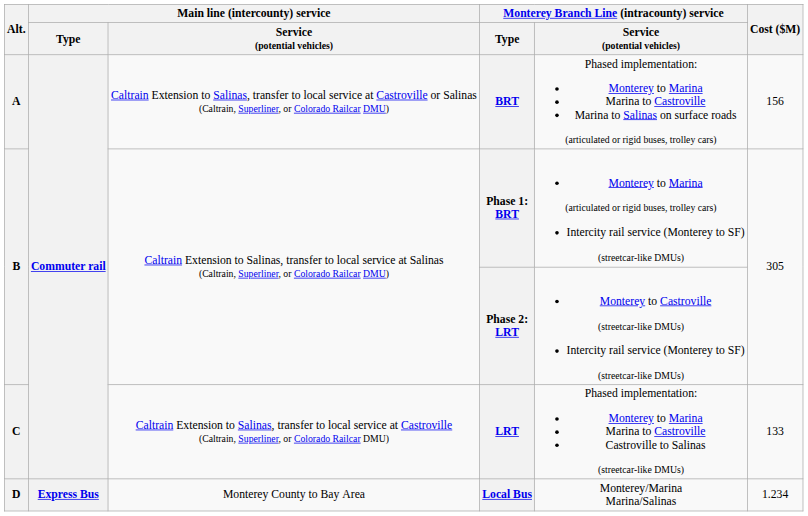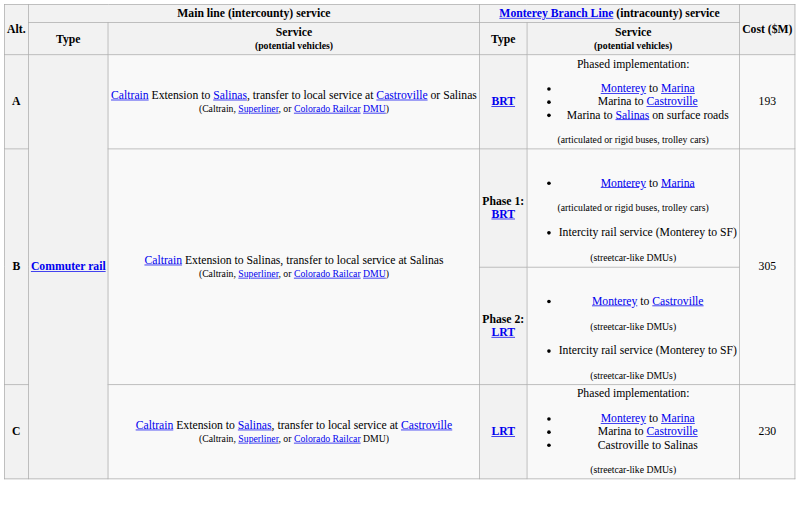(775, 101) 156 -> (767, 101) 193
(775, 431) 133 -> (767, 431) 230
- row: (507, 495)
